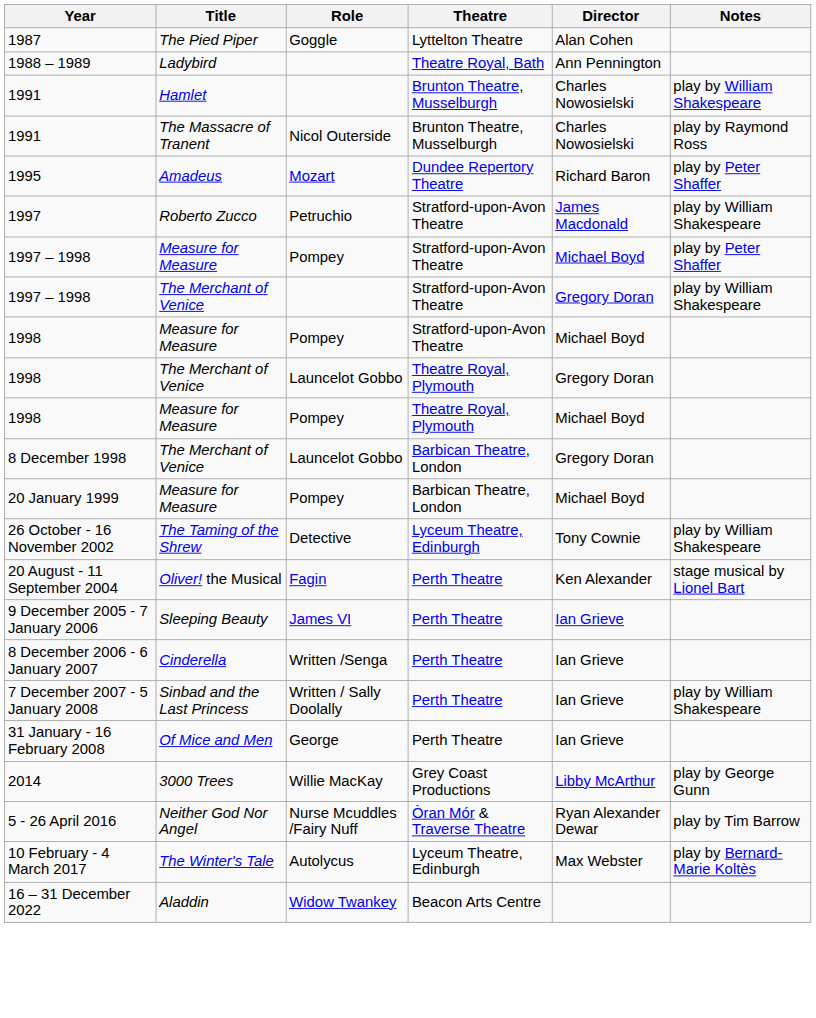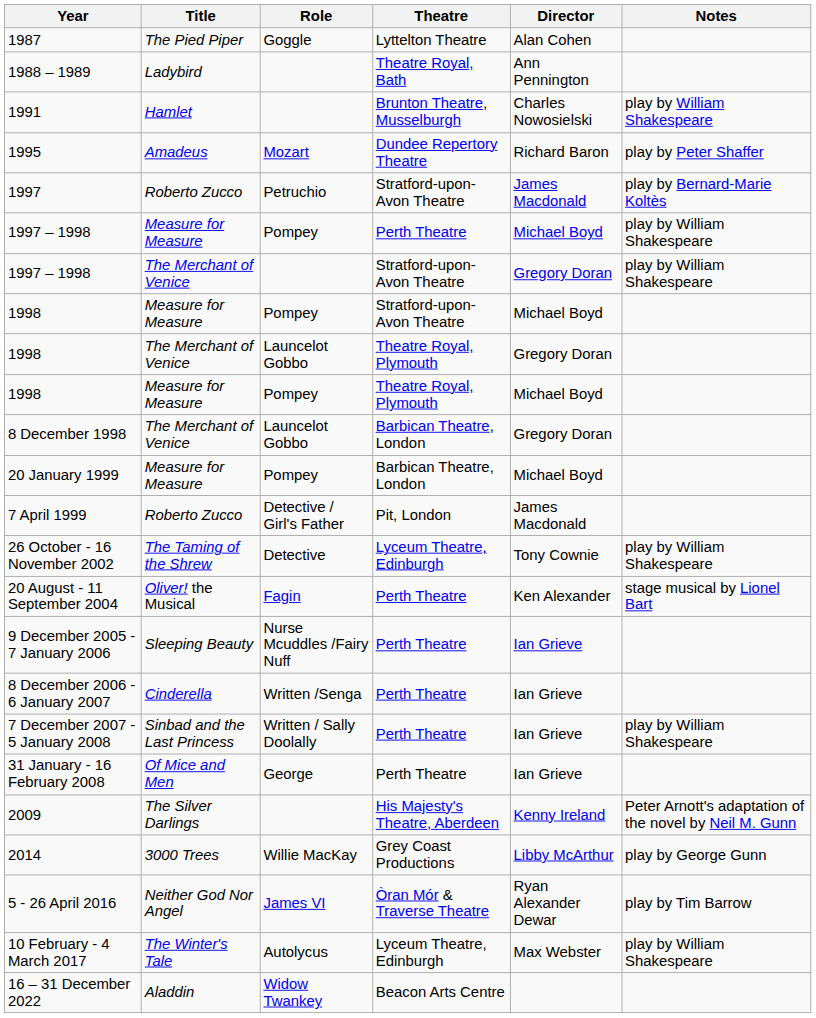- row: (24, 135)
(723, 216) play by William Shakespeare -> (698, 192) play by Bernard-Marie Koltès
(479, 256) Stratford-upon-Avon Theatre -> (421, 233) Perth Theatre
(717, 256) play by Peter Shaffer -> (675, 233) play by William Shakespeare
+ row: (47, 515)
(320, 619) James VI -> (316, 644) Nurse Mcuddles /Fairy Nuff
+ row: (24, 814)
(343, 821) Nurse Mcuddles /Fairy Nuff -> (294, 903) James VI
(728, 861) play by Bernard-Marie Koltès -> (675, 952) play by William Shakespeare
